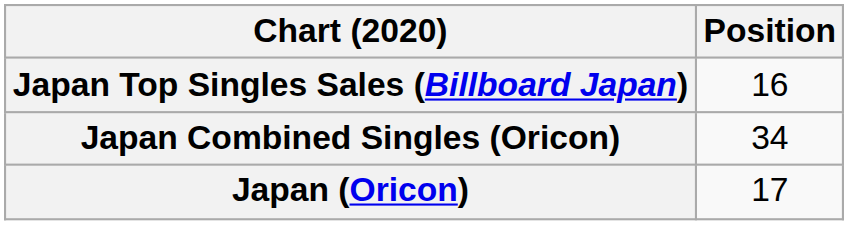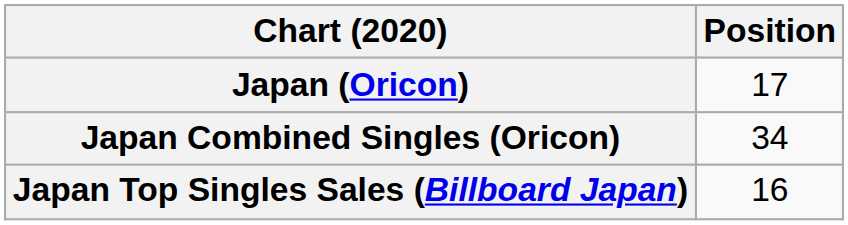rows swapped: (350, 191) <-> (350, 84)
